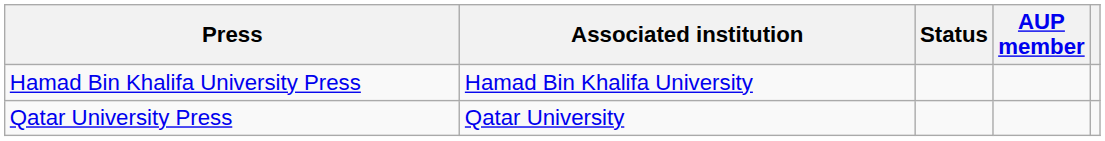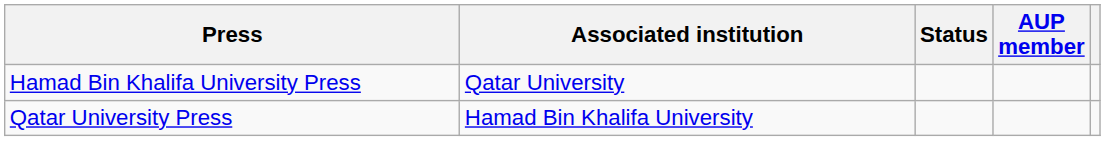(609, 82) Hamad Bin Khalifa University -> (545, 82) Qatar University
(545, 117) Qatar University -> (609, 117) Hamad Bin Khalifa University
